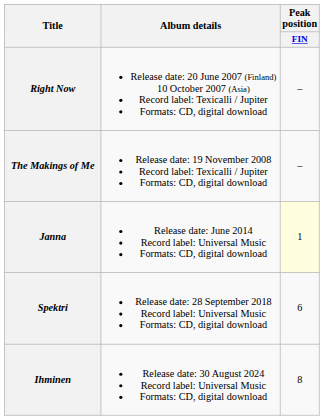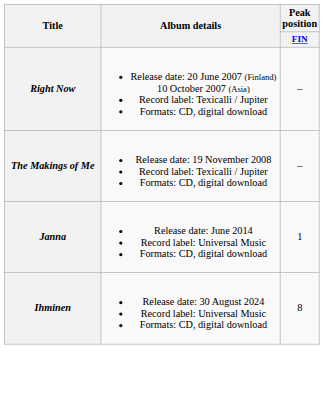(300, 237) lightyellow background -> (300, 237) no background
- row: (53, 308)
